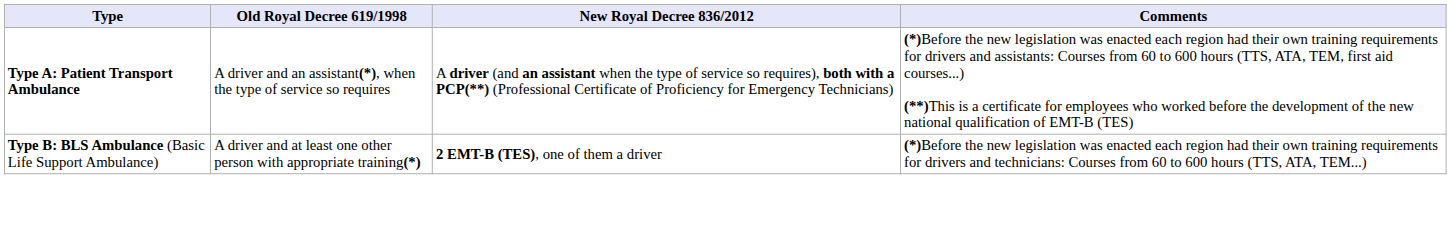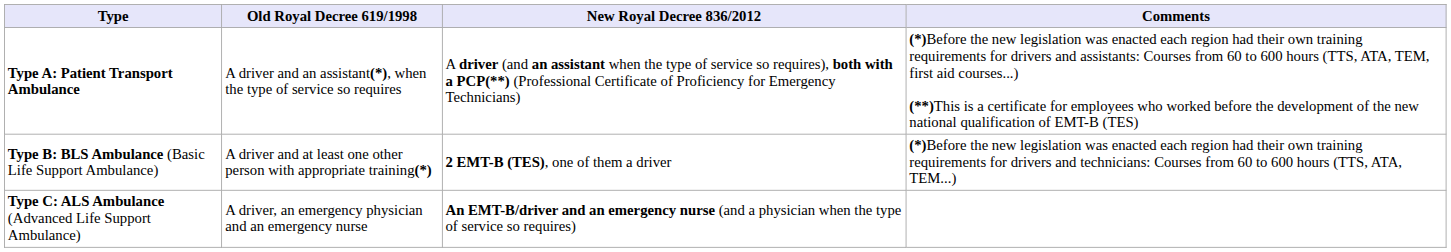+ row: (86, 218)
